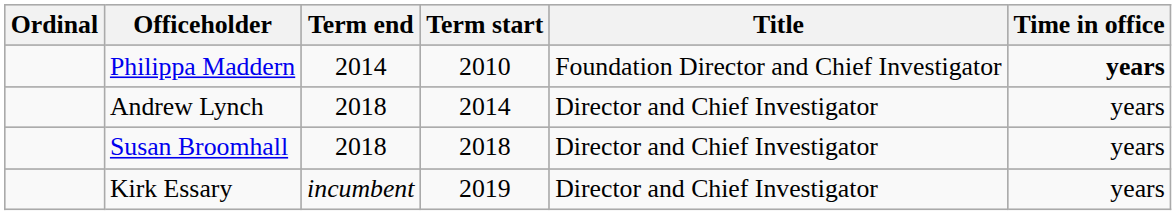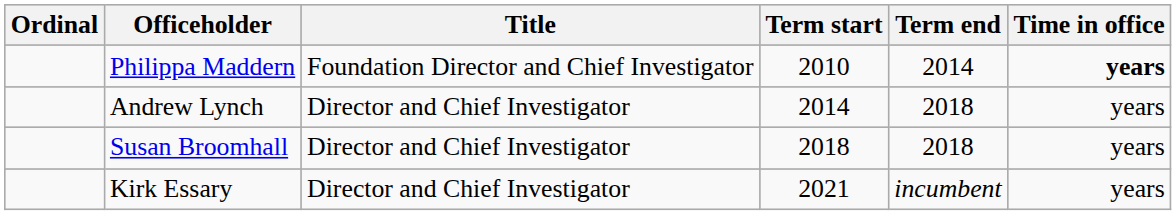columns swapped: (778, 24) <-> (361, 24)
(485, 188) 2019 -> (824, 188) 2021
